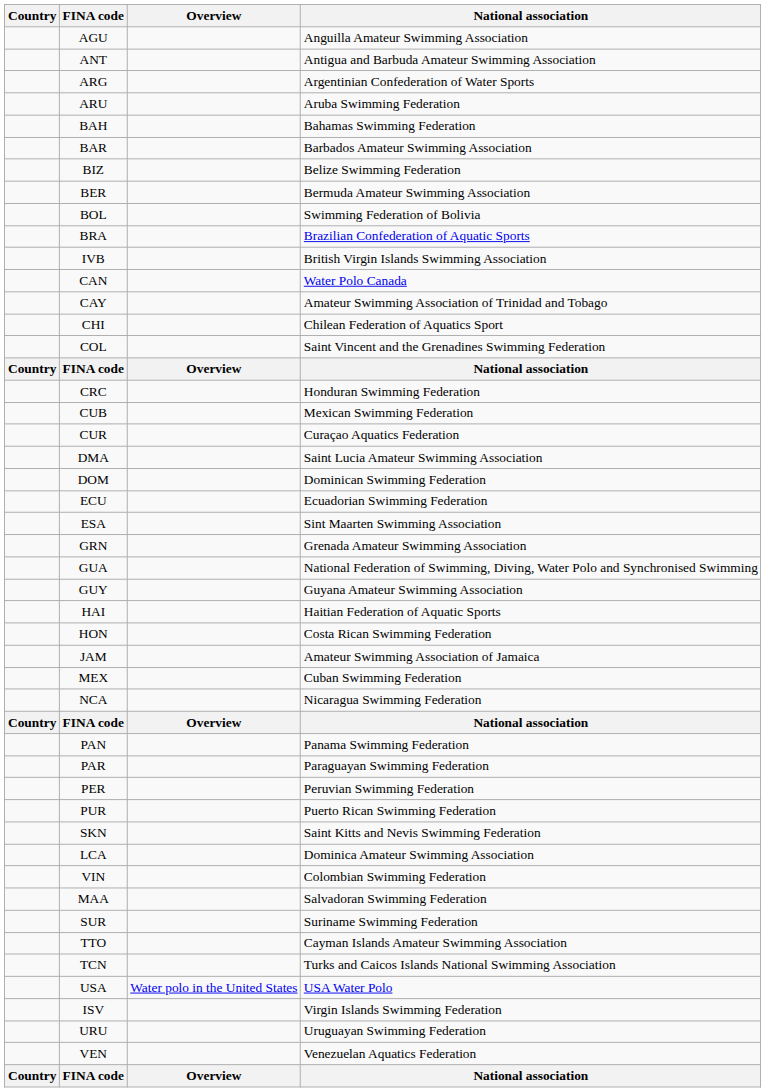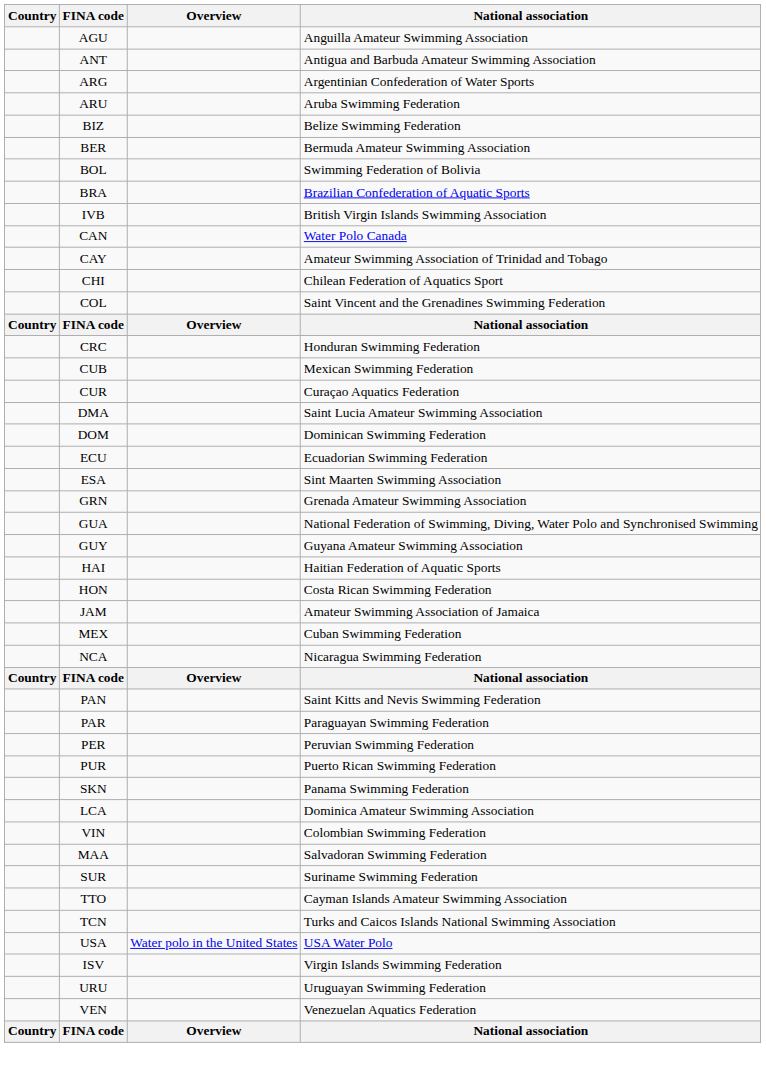- row: (93, 126)
- row: (93, 148)
(386, 744) Panama Swimming Federation -> (422, 700) Saint Kitts and Nevis Swimming Federation
(422, 833) Saint Kitts and Nevis Swimming Federation -> (386, 788) Panama Swimming Federation
